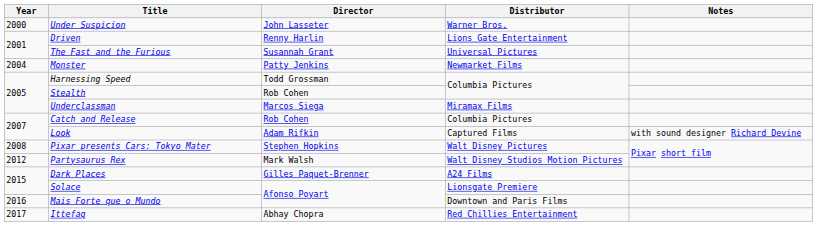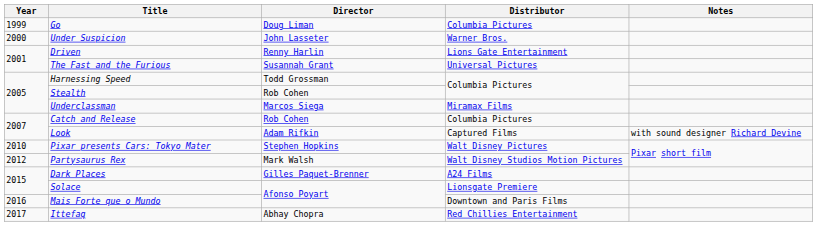+ row: (55, 25)
- row: (68, 65)
(16, 147) 2008 -> (16, 147) 2010
